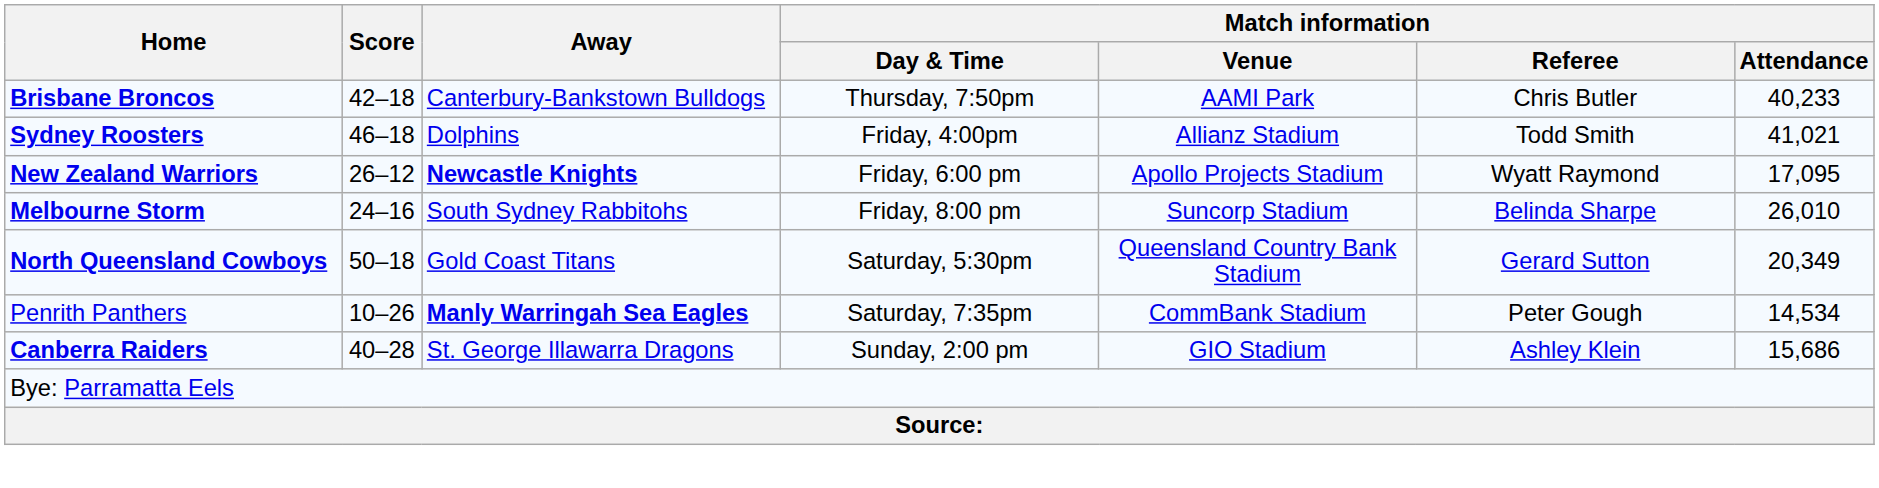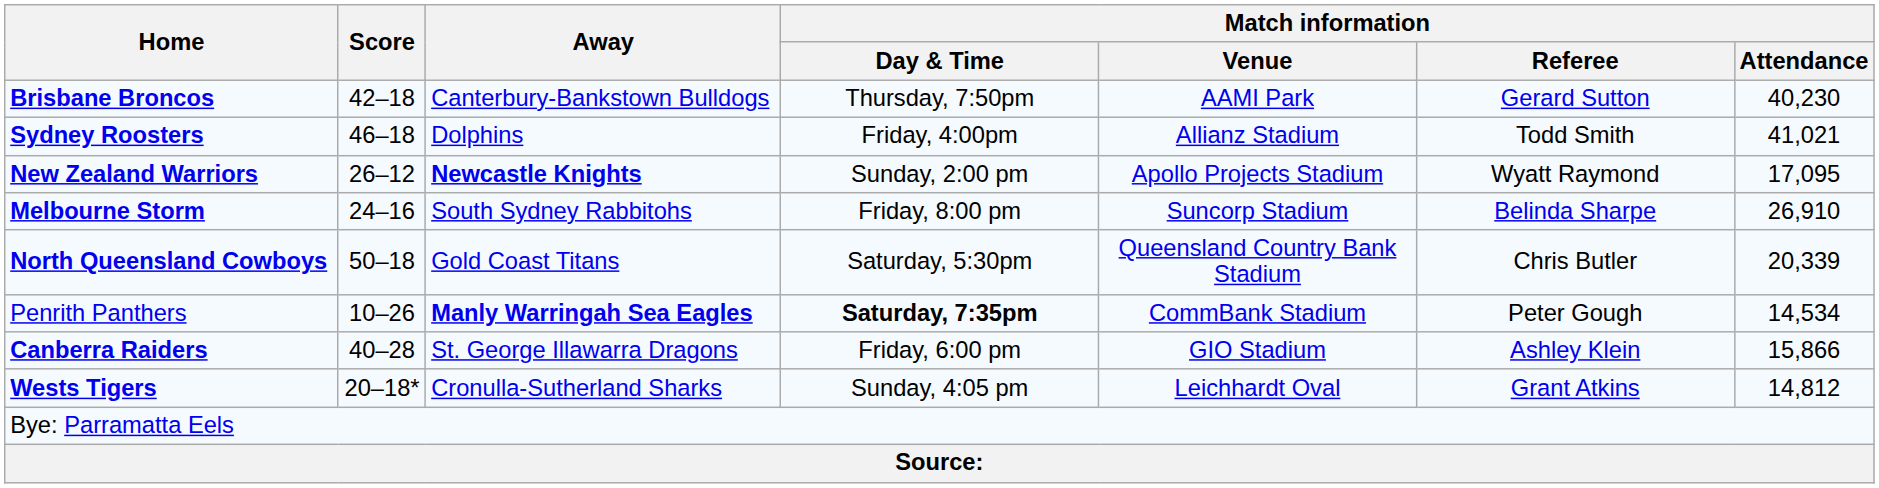(1575, 98) Chris Butler -> (1575, 98) Gerard Sutton
(1804, 98) 40,233 -> (1804, 98) 40,230
(940, 173) Friday, 6:00 pm -> (940, 173) Sunday, 2:00 pm
(1804, 211) 26,010 -> (1804, 211) 26,910
(1575, 261) Gerard Sutton -> (1575, 261) Chris Butler
(1804, 261) 20,349 -> (1804, 261) 20,339
(940, 312) normal -> (940, 312) bold
(940, 350) Sunday, 2:00 pm -> (940, 350) Friday, 6:00 pm
(1804, 350) 15,686 -> (1804, 350) 15,866
+ row: (83, 387)
